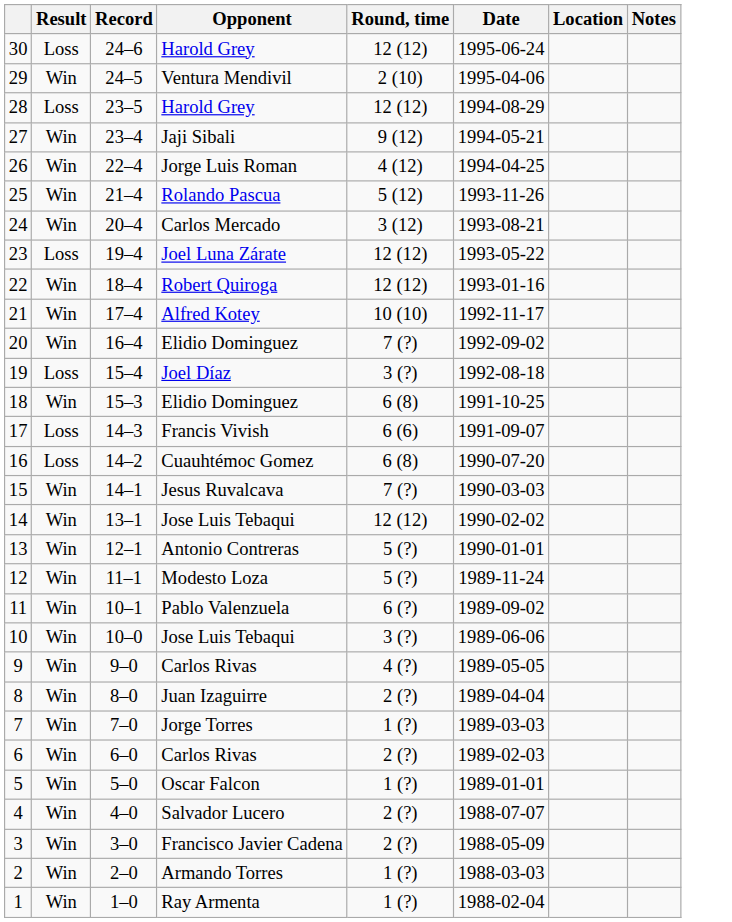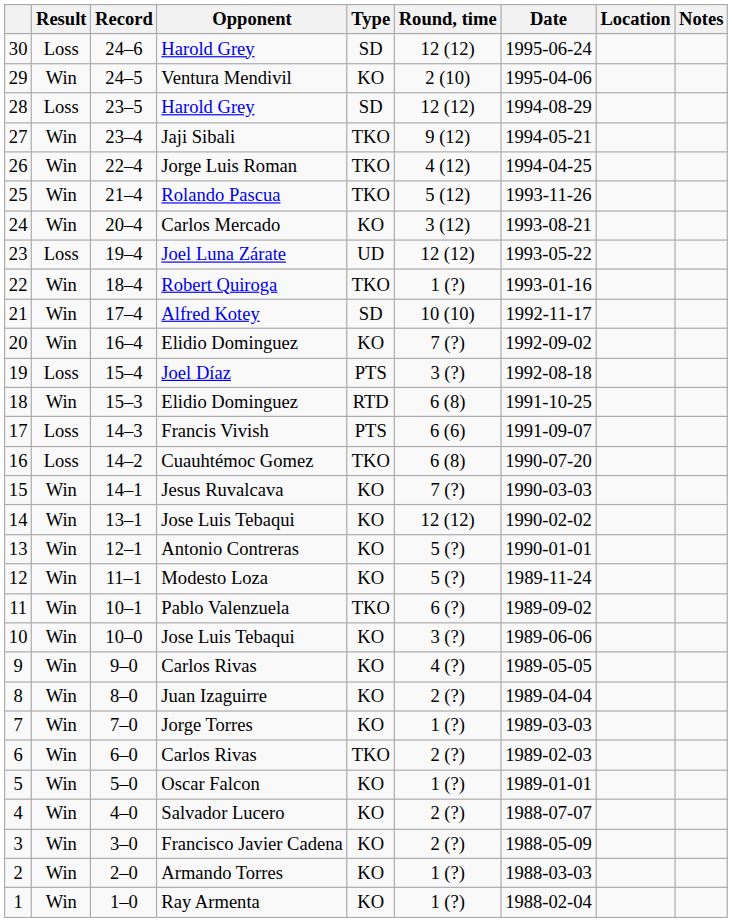+ column: (371, 19)
(400, 284) 12 (12) -> (448, 284) 1 (?)
